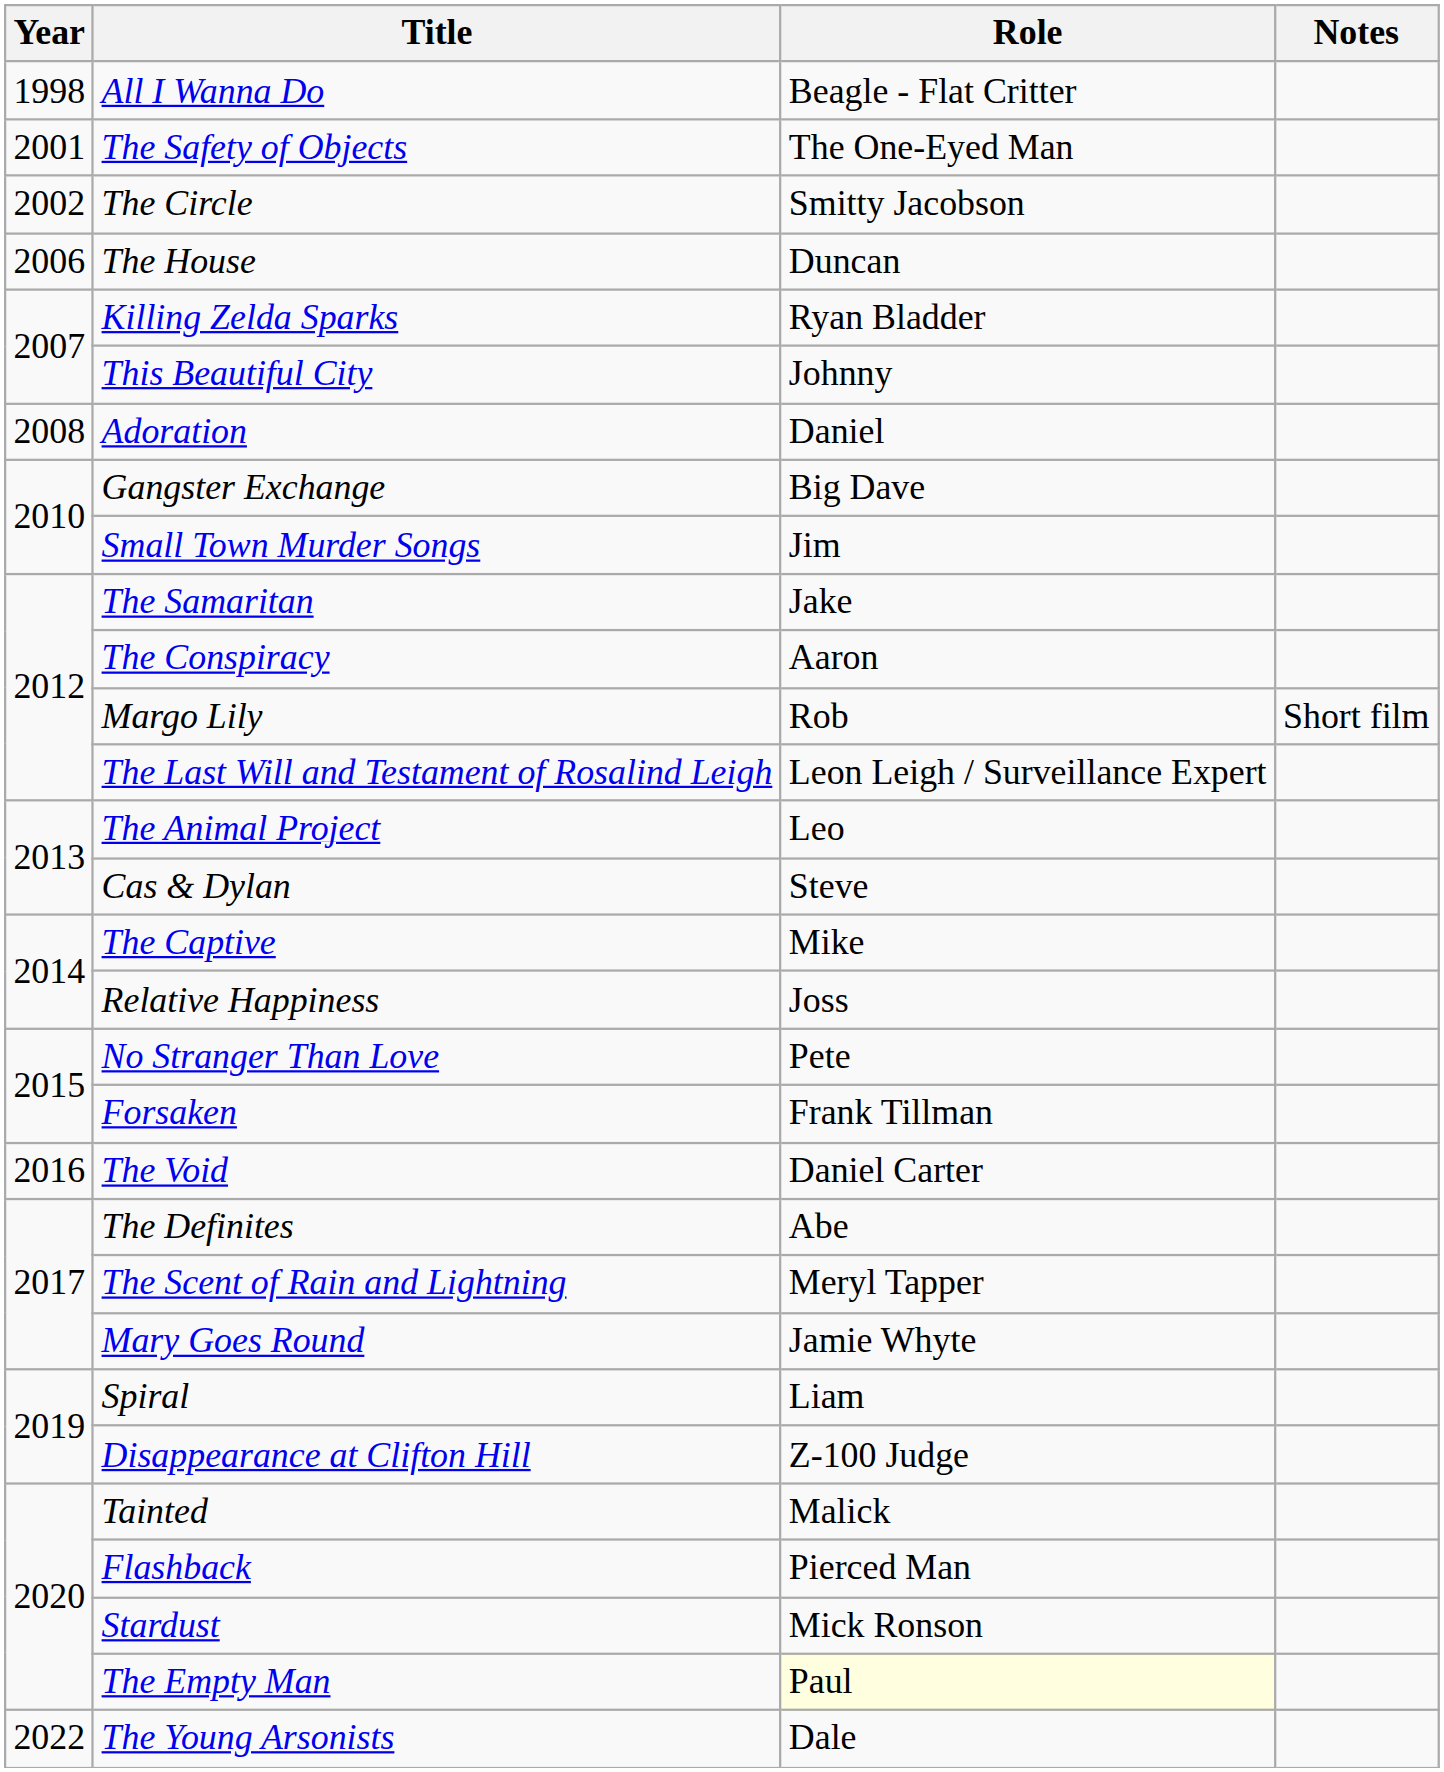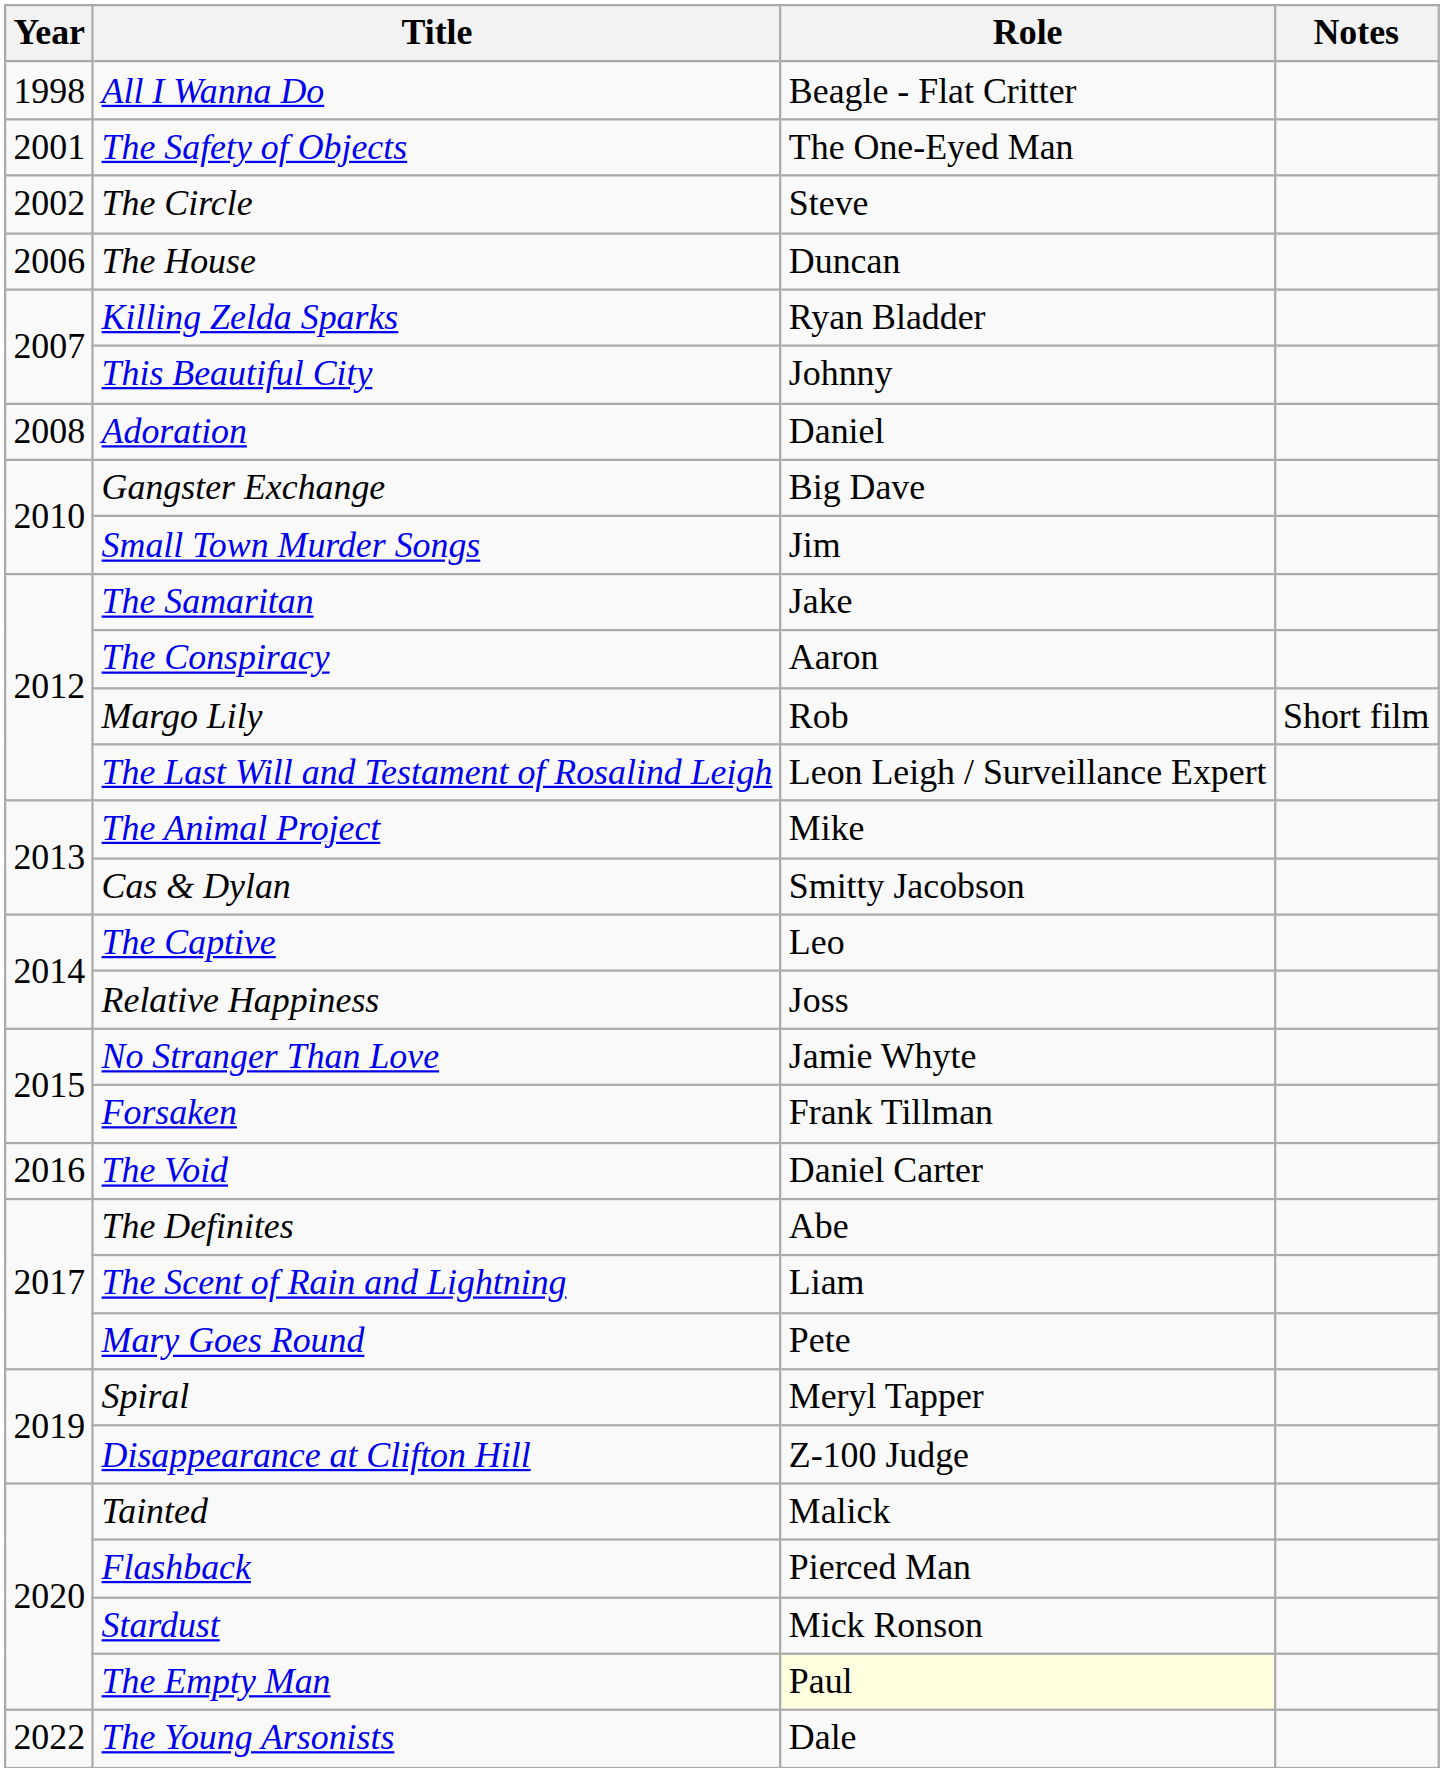(907, 203) Smitty Jacobson -> (829, 203) Steve
(817, 828) Leo -> (827, 828) Mike
(829, 885) Steve -> (907, 885) Smitty Jacobson
(827, 942) Mike -> (817, 942) Leo
(820, 1056) Pete -> (883, 1056) Jamie Whyte
(886, 1283) Meryl Tapper -> (827, 1283) Liam
(883, 1340) Jamie Whyte -> (820, 1340) Pete
(827, 1397) Liam -> (886, 1397) Meryl Tapper
